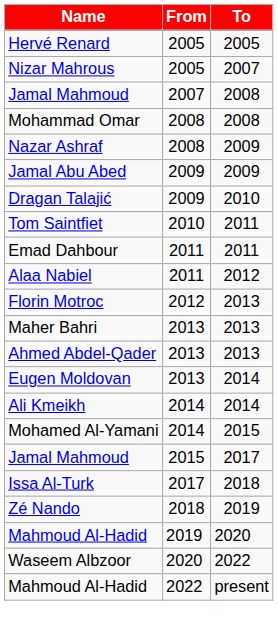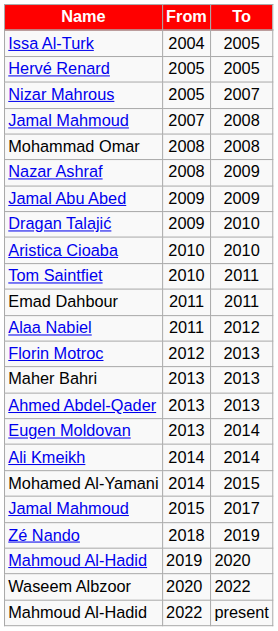+ row: (51, 43)
+ row: (63, 250)
- row: (51, 483)
